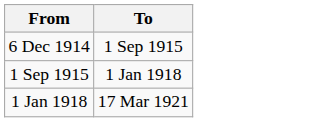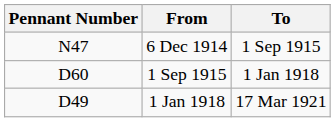+ column: (73, 18)
